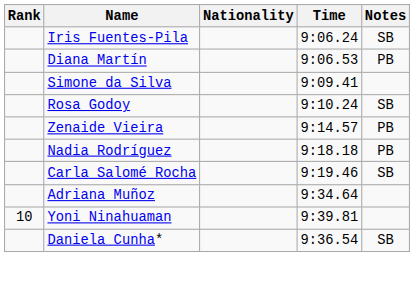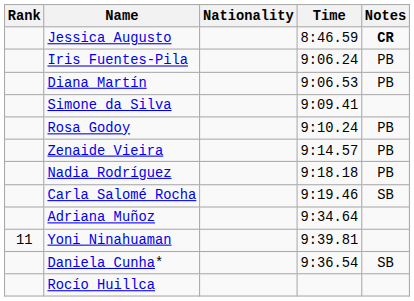+ row: (109, 38)
(386, 38) SB -> (386, 61) PB
(386, 106) SB -> (386, 128) PB
(24, 218) 10 -> (24, 240) 11
+ row: (101, 285)
